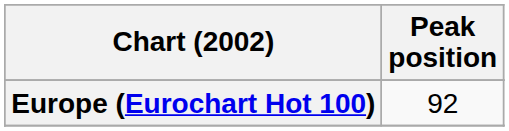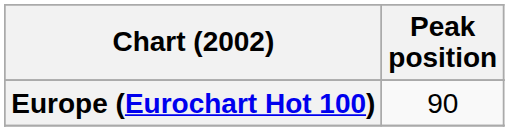(443, 102) 92 -> (443, 102) 90
